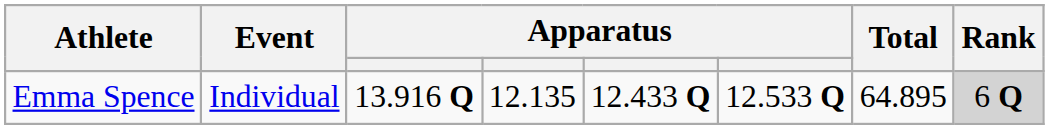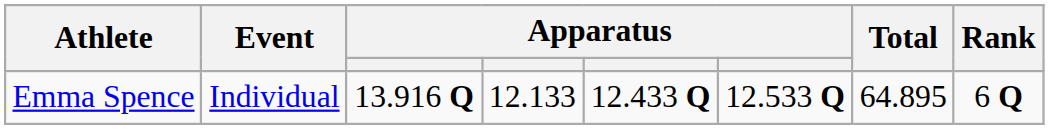(532, 97) 12.135 -> (532, 97) 12.133
(999, 97) lightgrey background -> (999, 97) no background
